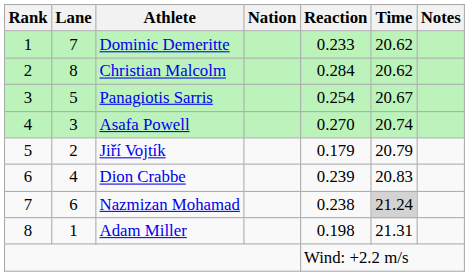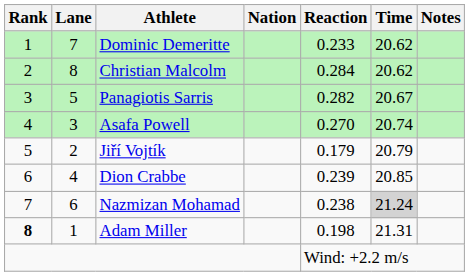(336, 97) 0.254 -> (336, 97) 0.282
(394, 177) 20.83 -> (394, 177) 20.85
(28, 230) normal -> (28, 230) bold
